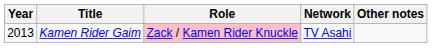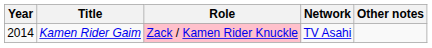(21, 33) 2013 -> (21, 33) 2014
